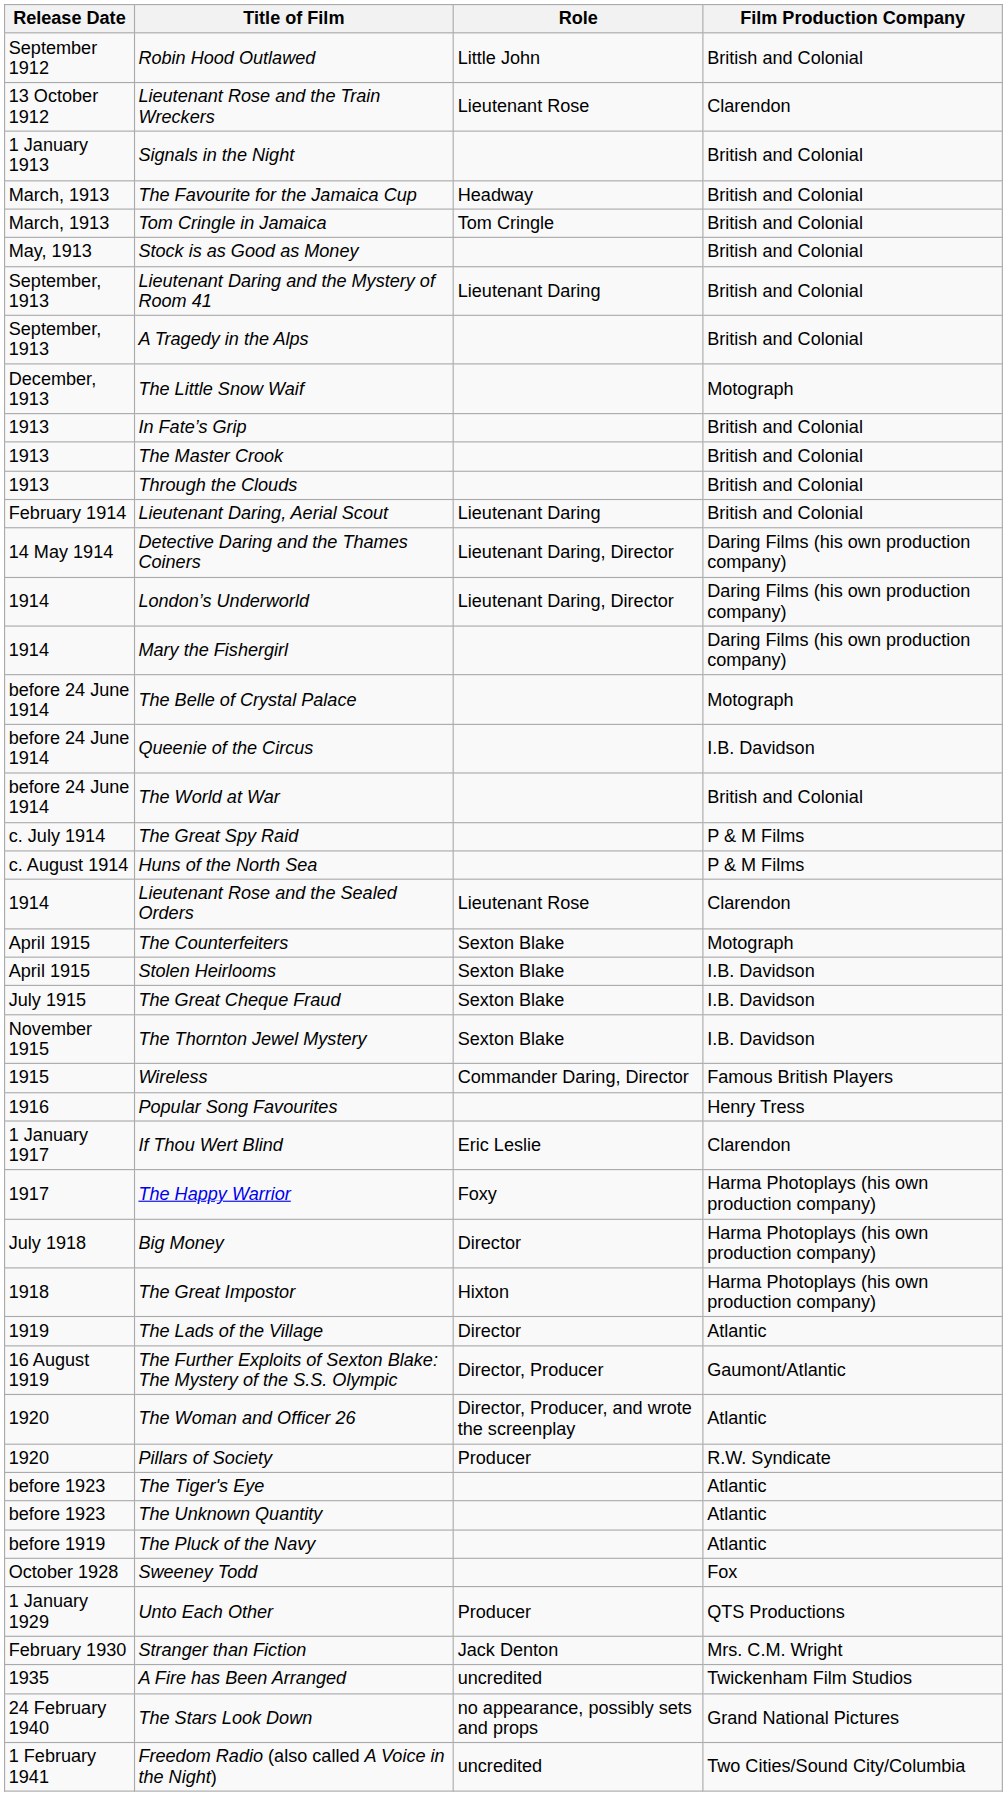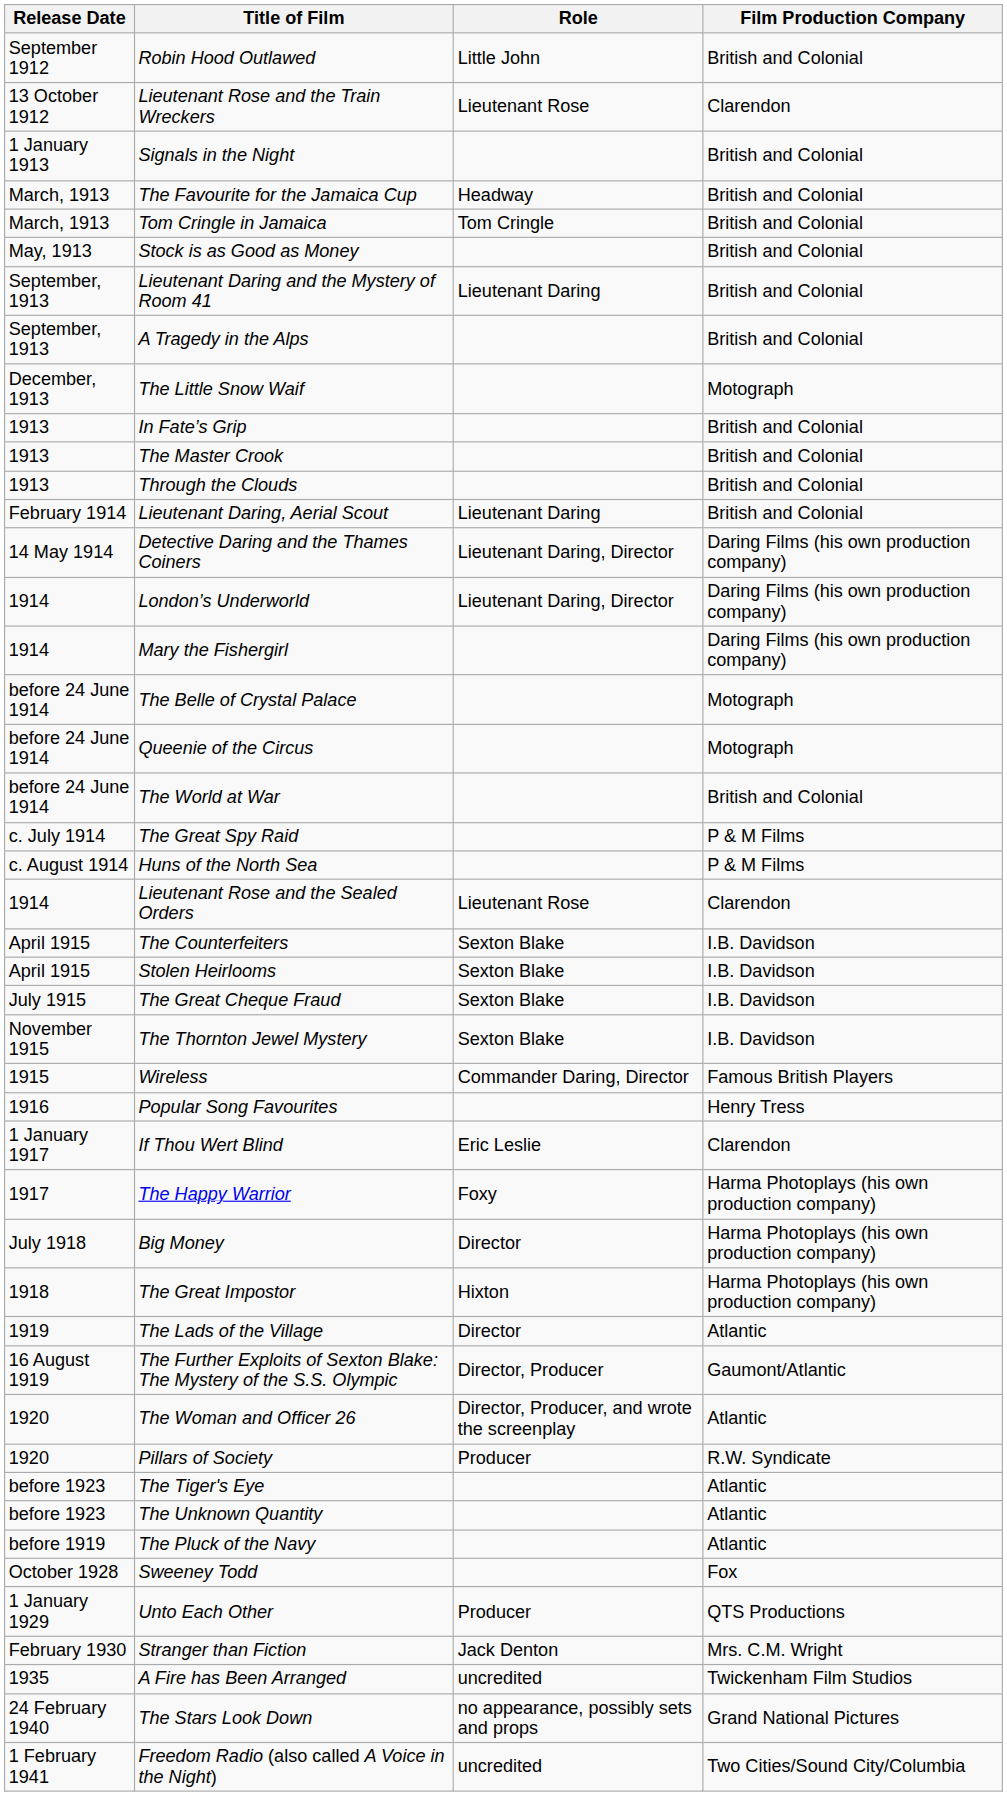(761, 748) I.B. Davidson -> (750, 748) Motograph
(750, 942) Motograph -> (761, 942) I.B. Davidson
